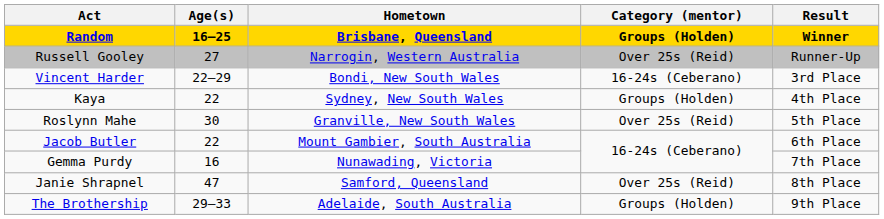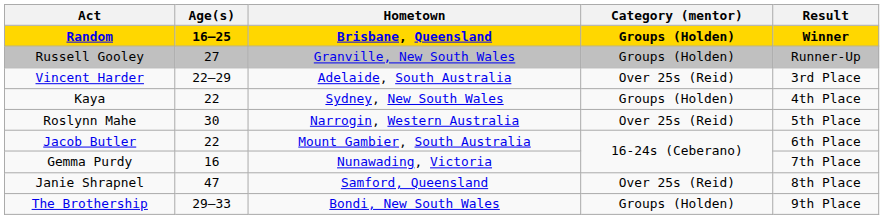(415, 57) Narrogin, Western Australia -> (415, 57) Granville, New South Wales
(677, 57) Over 25s (Reid) -> (677, 57) Groups (Holden)
(415, 78) Bondi, New South Wales -> (415, 78) Adelaide, South Australia
(677, 78) 16-24s (Ceberano) -> (677, 78) Over 25s (Reid)
(415, 120) Granville, New South Wales -> (415, 120) Narrogin, Western Australia
(415, 204) Adelaide, South Australia -> (415, 204) Bondi, New South Wales
